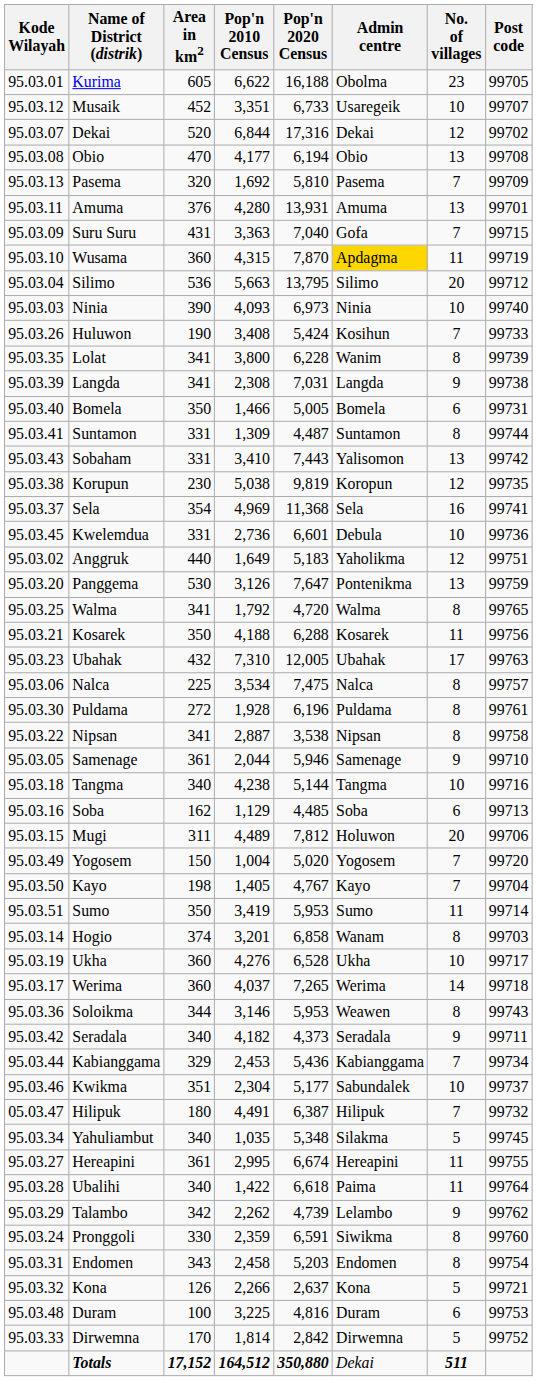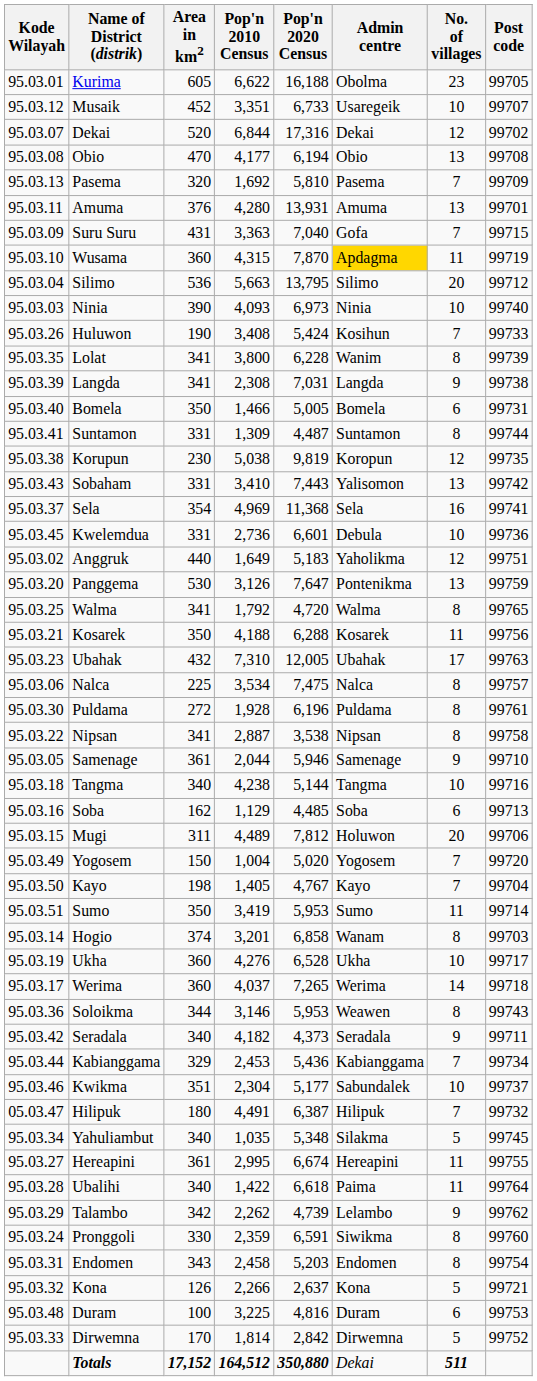rows swapped: (102, 458) <-> (101, 484)
